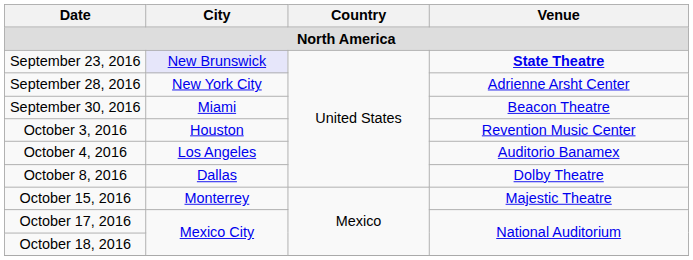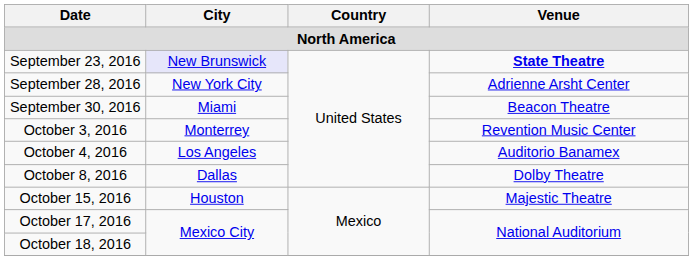(217, 130) Houston -> (217, 130) Monterrey
(217, 198) Monterrey -> (217, 198) Houston
